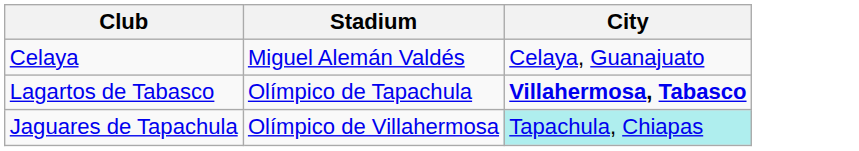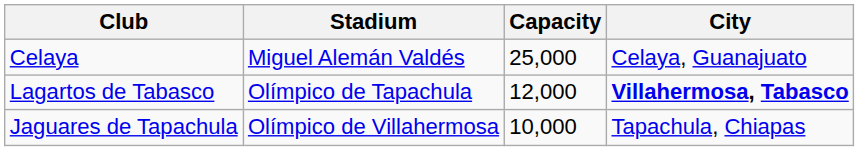+ column: (555, 22)
(606, 127) paleturquoise background -> (708, 127) no background
